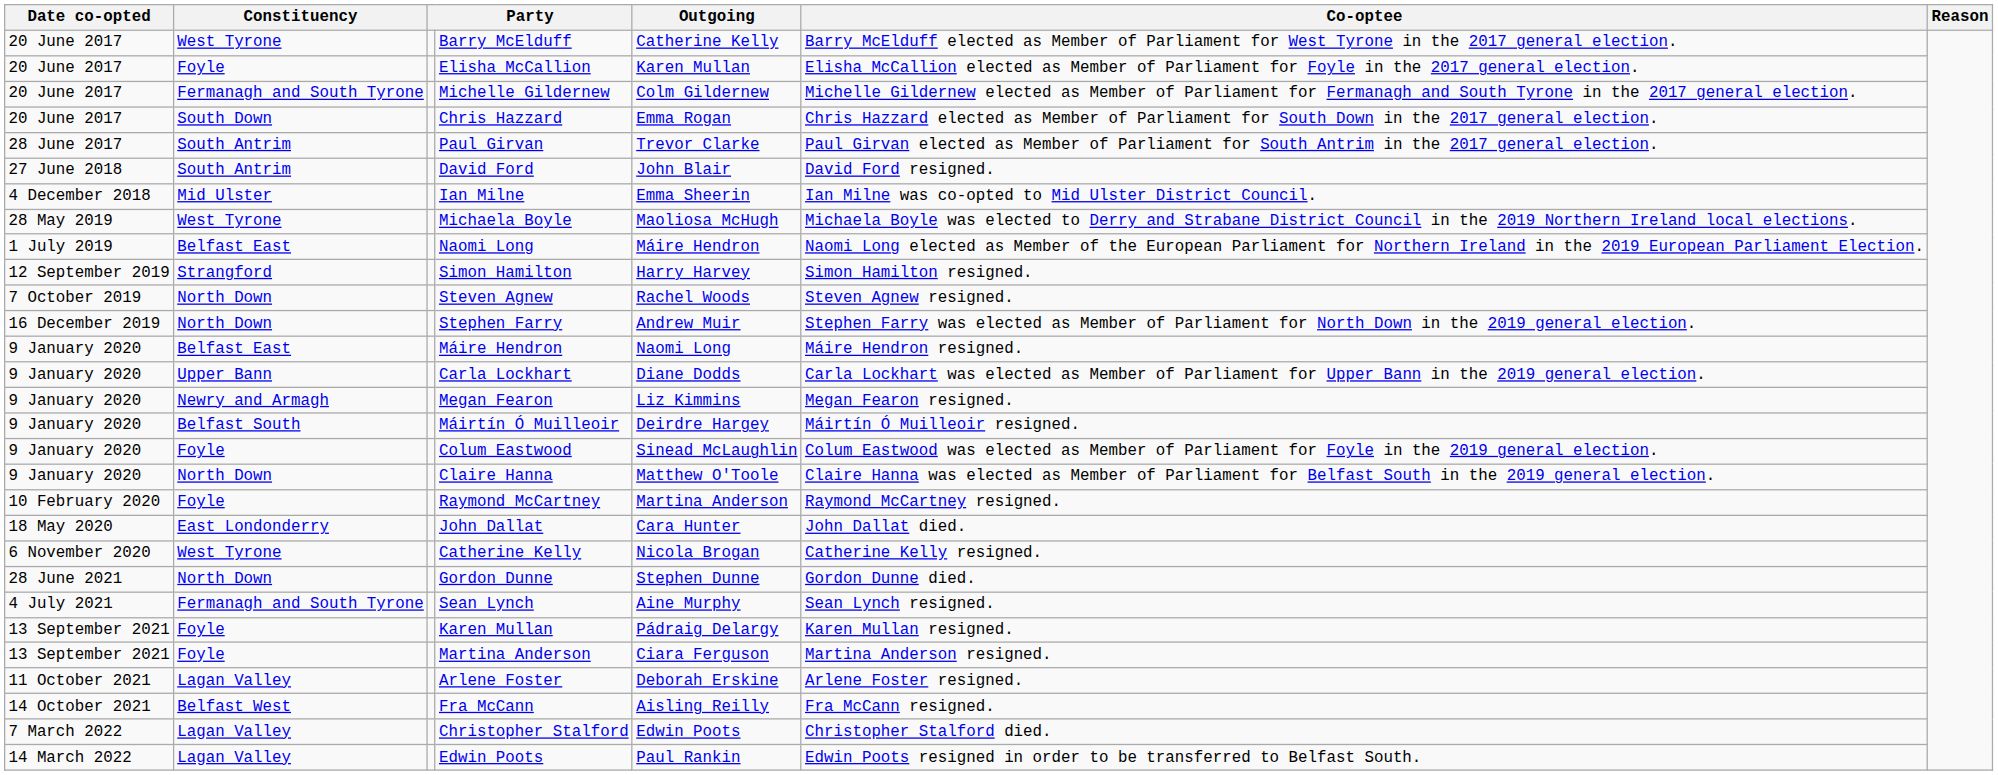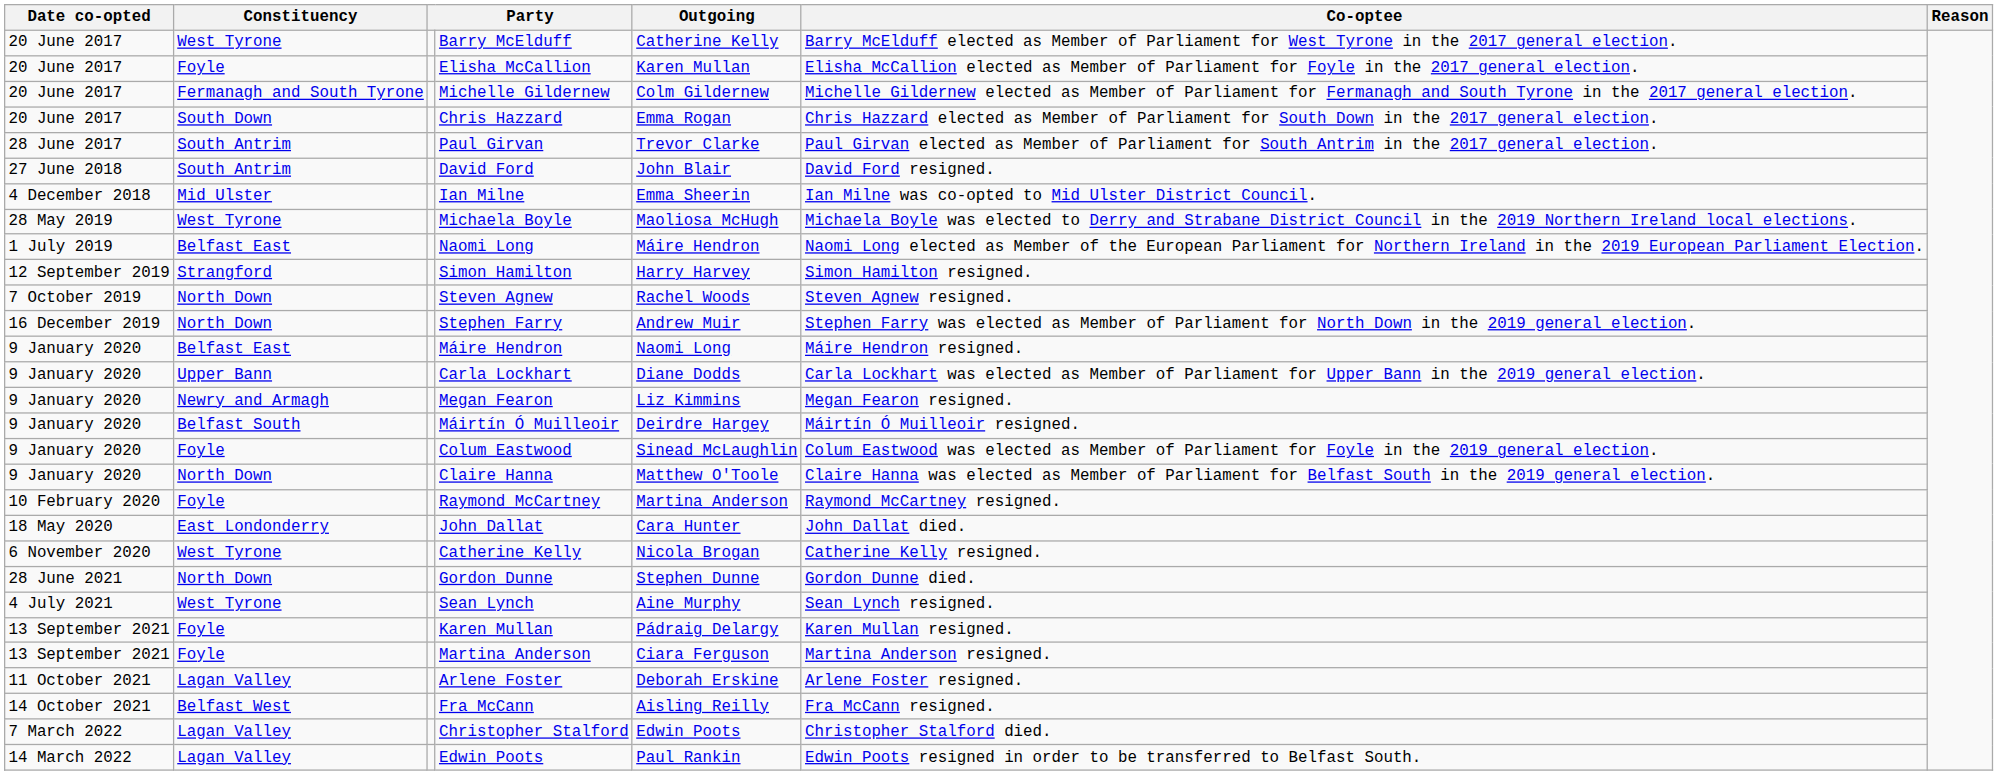(301, 605) Fermanagh and South Tyrone -> (229, 605) West Tyrone
